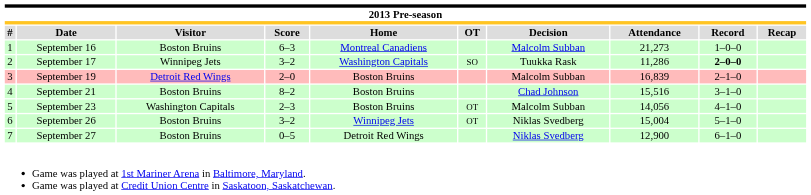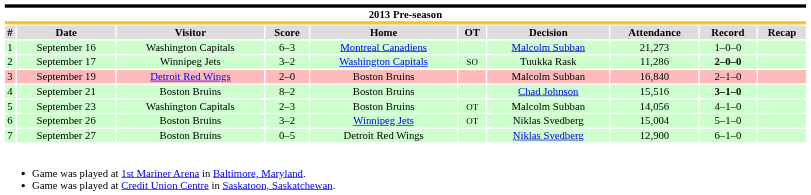(190, 47) Boston Bruins -> (190, 47) Washington Capitals
(654, 76) 16,839 -> (654, 76) 16,840
(728, 91) normal -> (728, 91) bold
